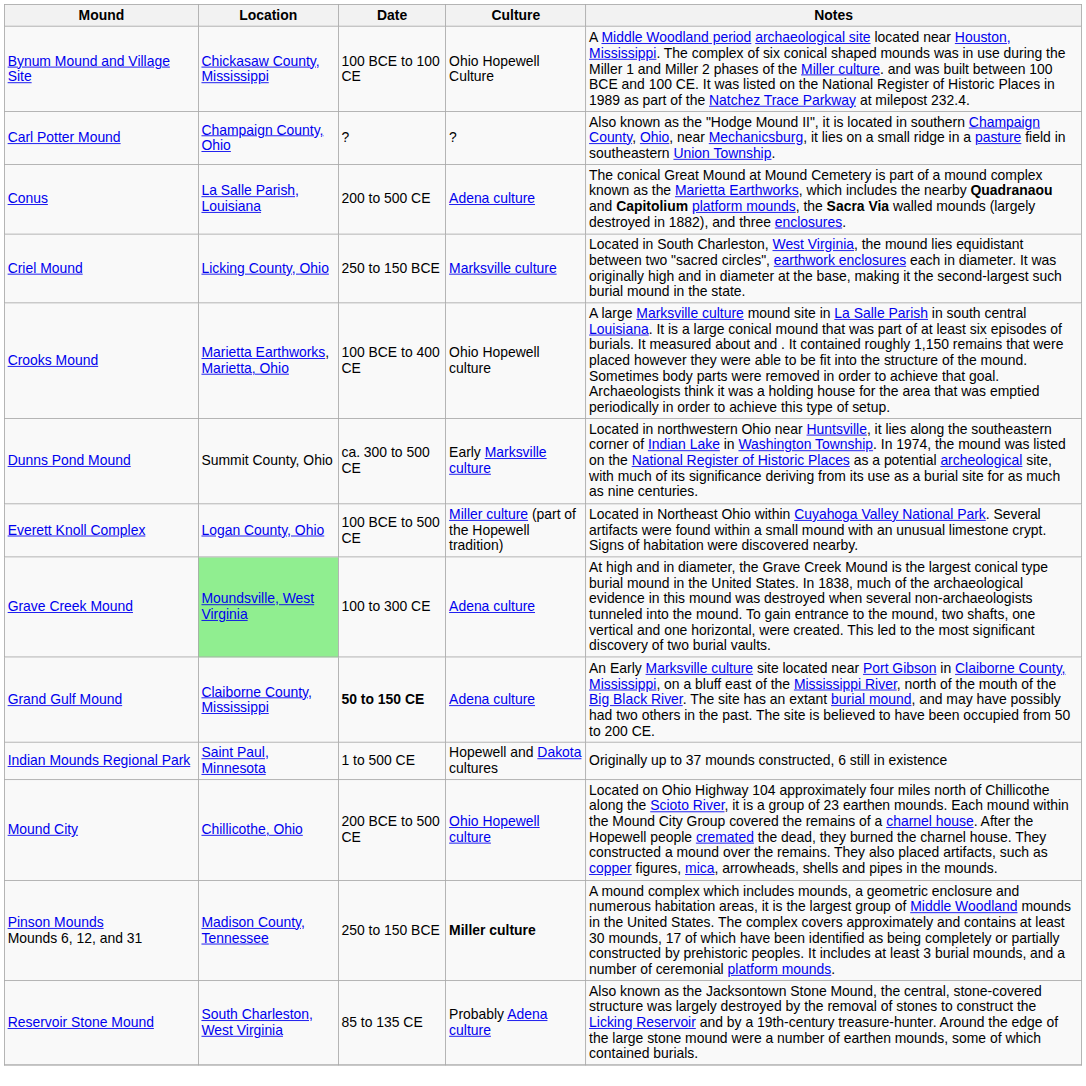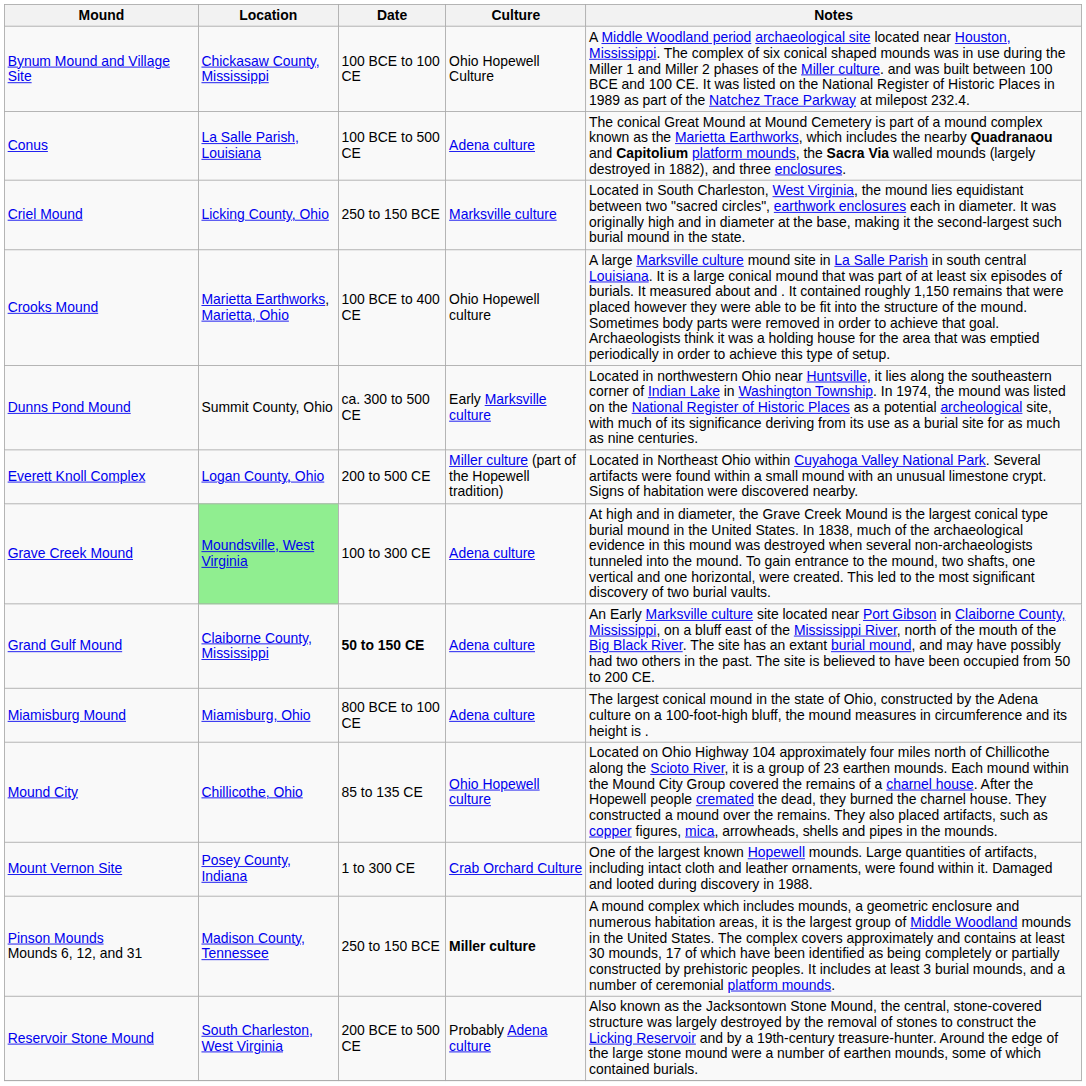- row: (64, 137)
(386, 199) 200 to 500 CE -> (391, 145) 100 BCE to 500 CE
(391, 530) 100 BCE to 500 CE -> (386, 476) 200 to 500 CE
- row: (99, 760)
+ row: (67, 715)
(391, 829) 200 BCE to 500 CE -> (382, 792) 85 to 135 CE
+ row: (65, 869)
(382, 1022) 85 to 135 CE -> (391, 1038) 200 BCE to 500 CE
